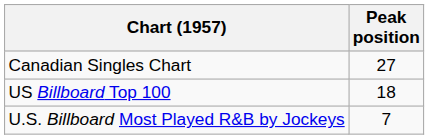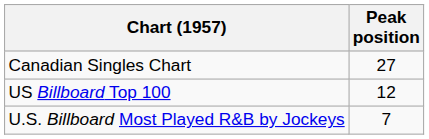(386, 92) 18 -> (386, 92) 12
